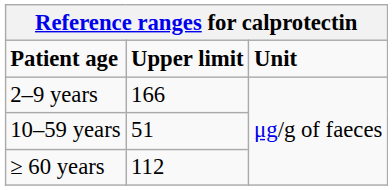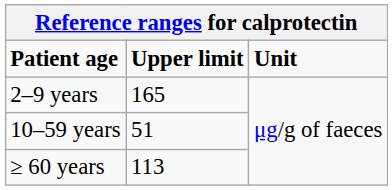(148, 94) 166 -> (148, 94) 165
(148, 166) 112 -> (148, 166) 113
